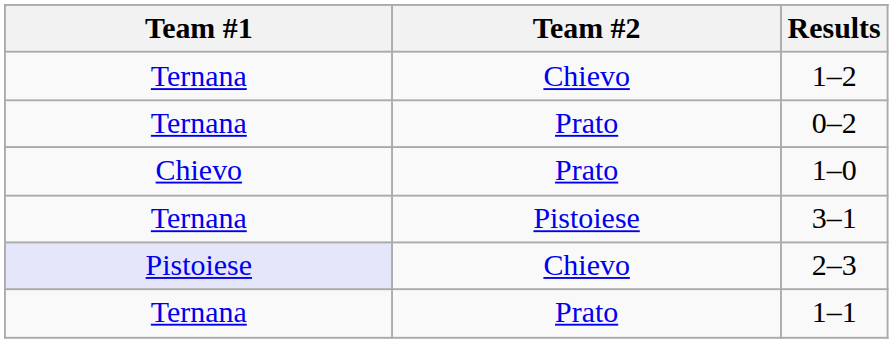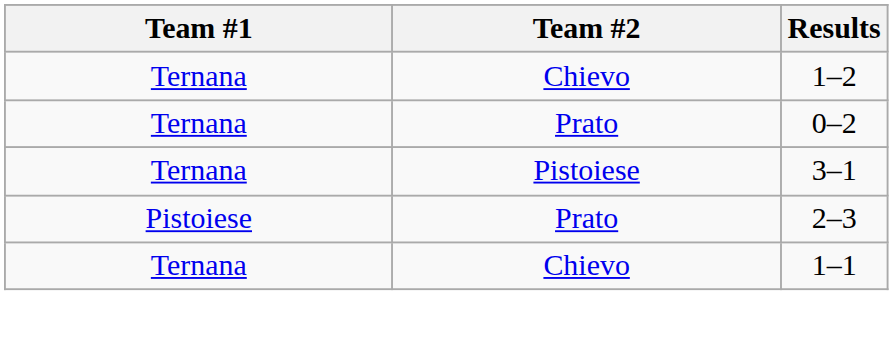- row: (834, 170)
(199, 265) lavender background -> (199, 218) no background
(587, 265) Chievo -> (587, 218) Prato
(587, 312) Prato -> (587, 265) Chievo
